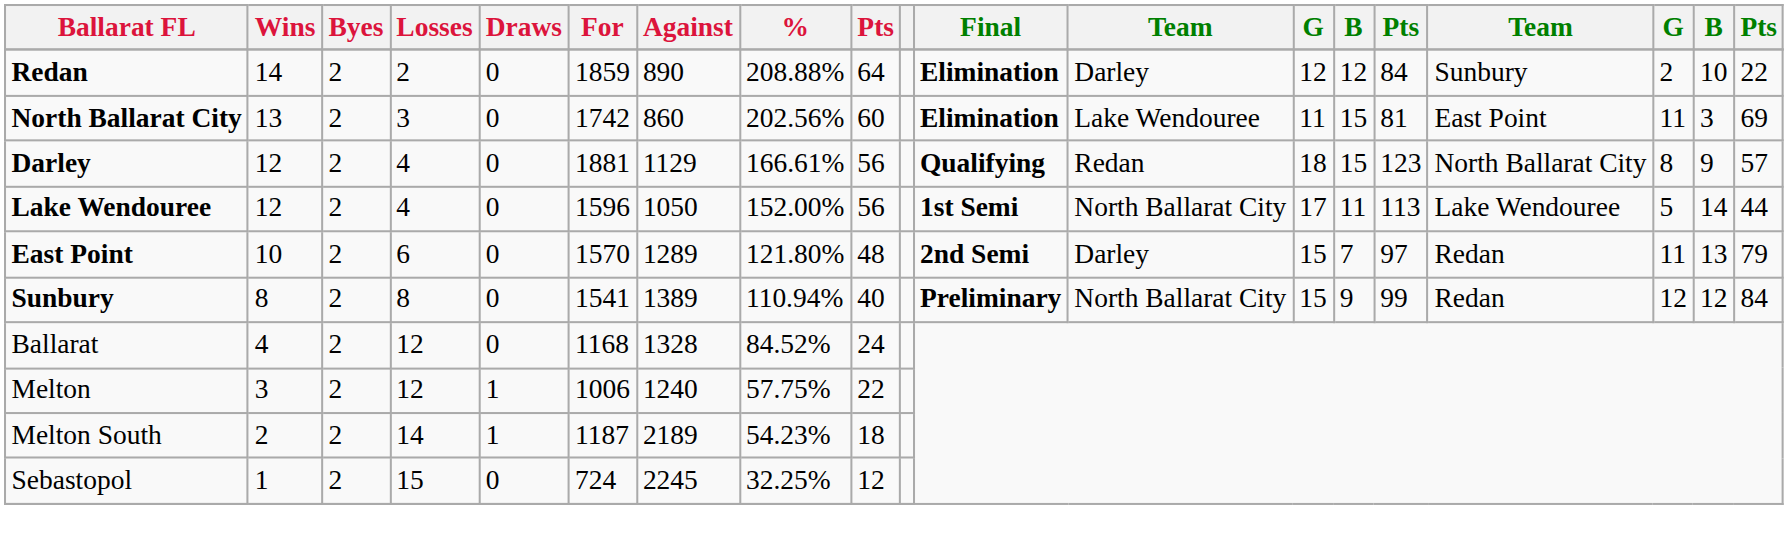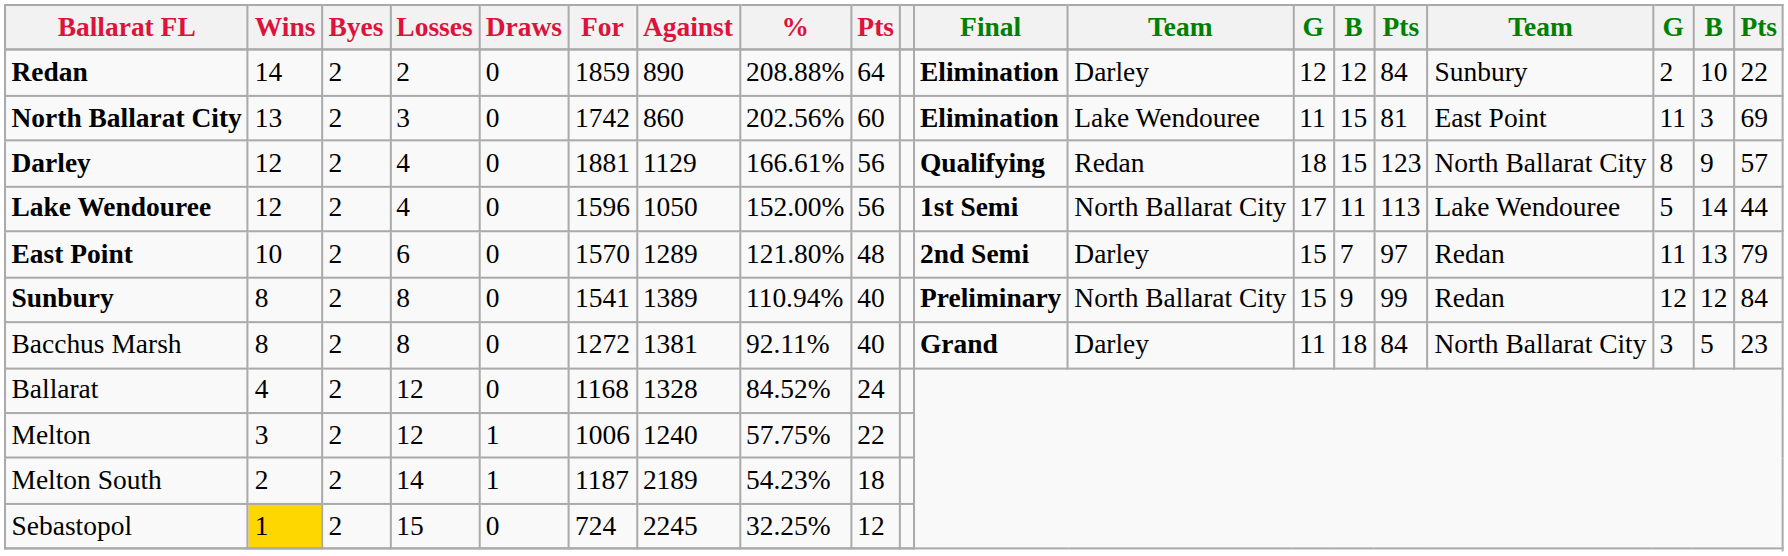+ row: (97, 344)
(262, 479) no background -> (262, 525) gold background
